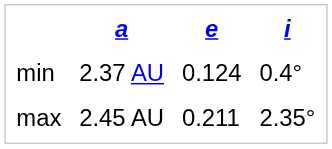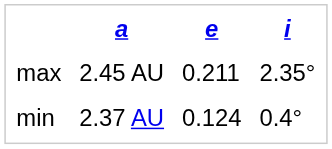rows swapped: (35, 73) <-> (39, 118)
